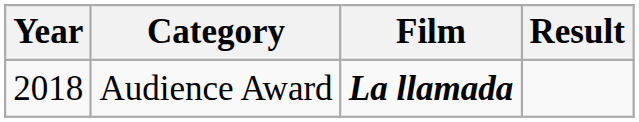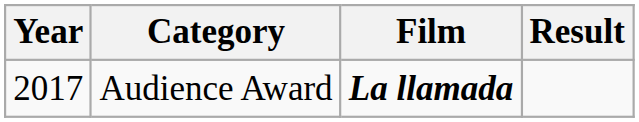(48, 87) 2018 -> (48, 87) 2017
